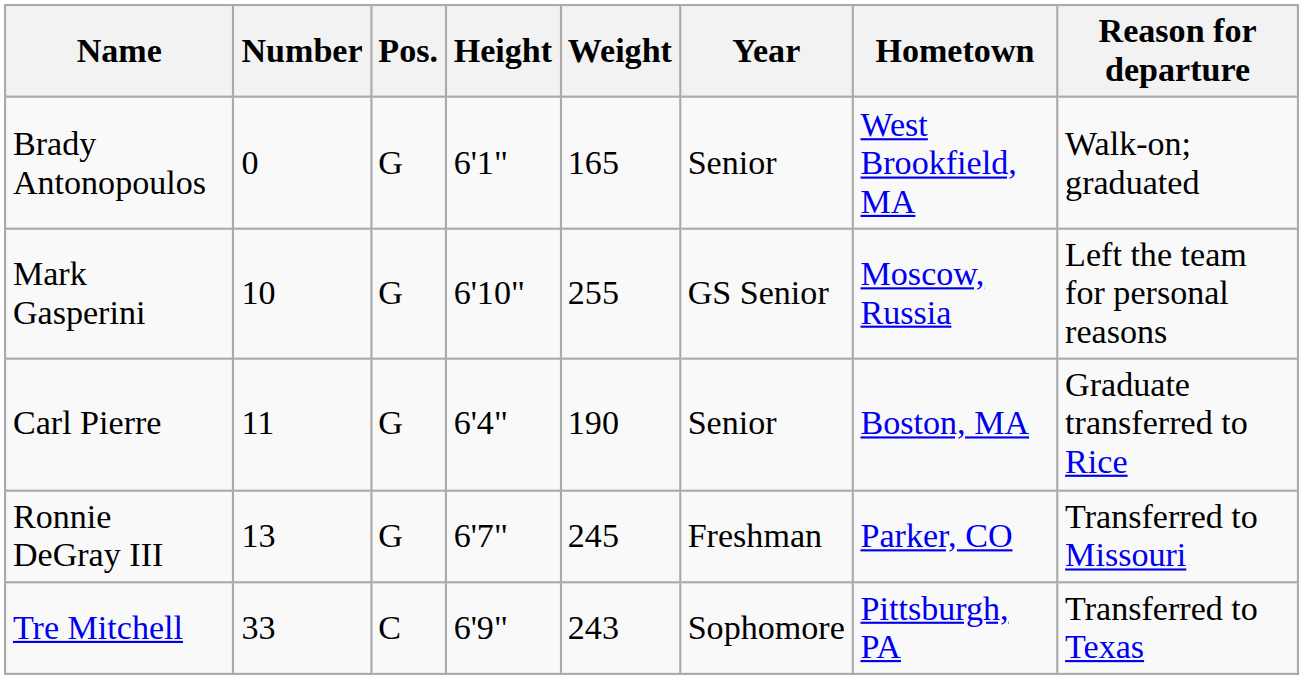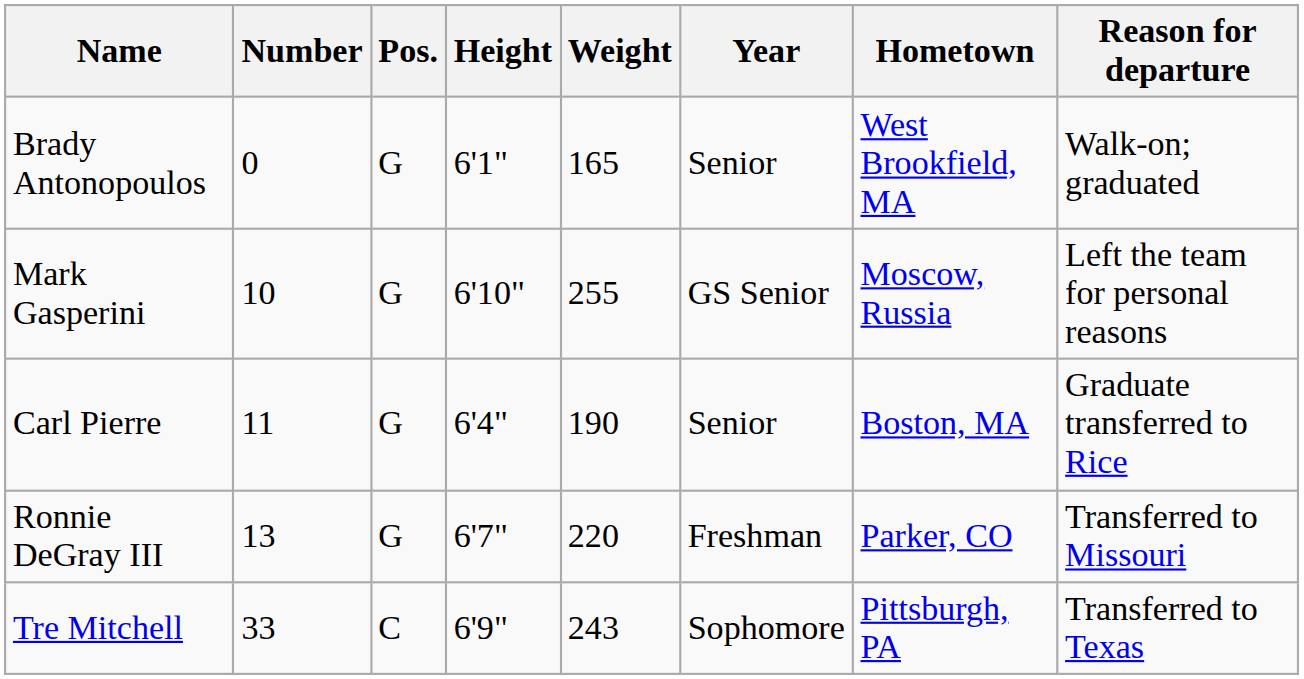(593, 535) 245 -> (593, 535) 220
